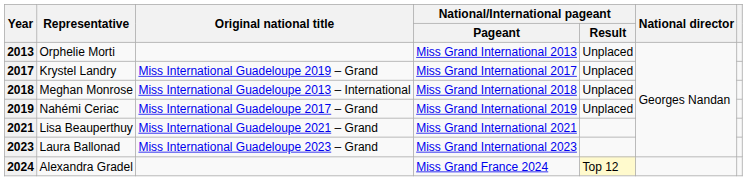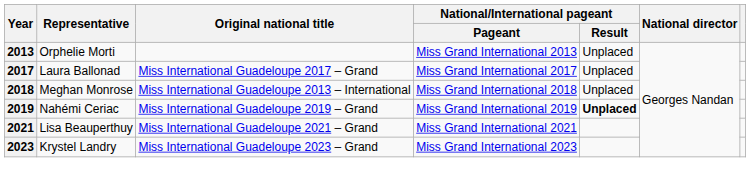(78, 71) Krystel Landry -> (80, 71) Laura Ballonad
(258, 71) Miss International Guadeloupe 2019 – Grand -> (258, 71) Miss International Guadeloupe 2017 – Grand
(258, 109) Miss International Guadeloupe 2017 – Grand -> (258, 109) Miss International Guadeloupe 2019 – Grand
(608, 109) normal -> (609, 109) bold
(80, 147) Laura Ballonad -> (78, 147) Krystel Landry
- row: (21, 166)
